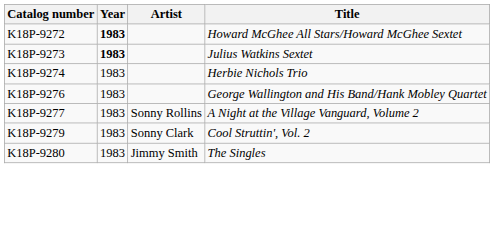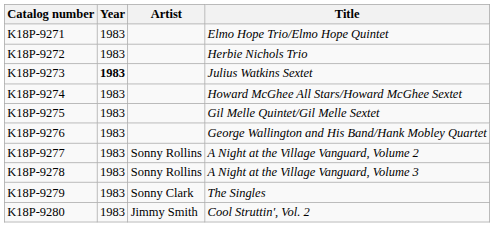+ row: (36, 34)
(113, 34) bold -> (113, 53) normal
(335, 34) Howard McGhee All Stars/Howard McGhee Sextet -> (258, 53) Herbie Nichols Trio
(258, 73) Herbie Nichols Trio -> (335, 93) Howard McGhee All Stars/Howard McGhee Sextet
+ row: (36, 113)
+ row: (36, 172)
(259, 133) Cool Struttin', Vol. 2 -> (237, 192) The Singles
(237, 152) The Singles -> (259, 212) Cool Struttin', Vol. 2
